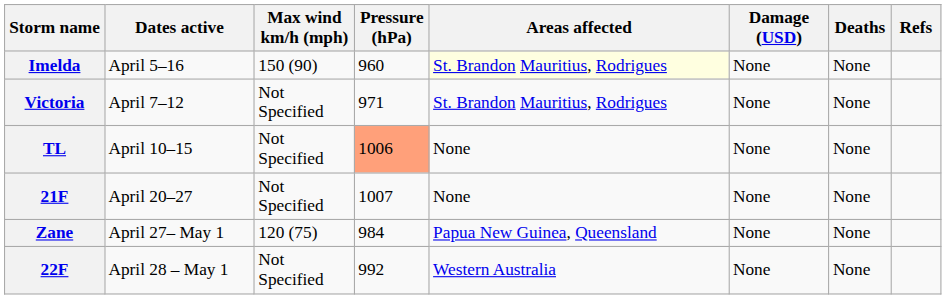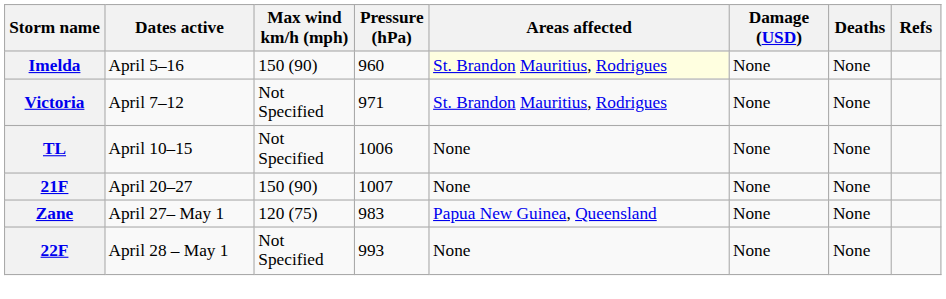(376, 149) lightsalmon background -> (376, 149) no background
(291, 195) Not Specified -> (288, 186) 150 (90)
(371, 232) 984 -> (371, 213) 983
(371, 270) 992 -> (371, 250) 993
(495, 270) Western Australia -> (452, 250) None
